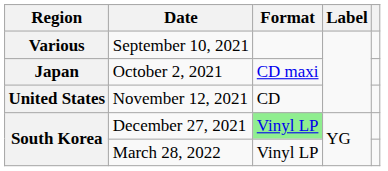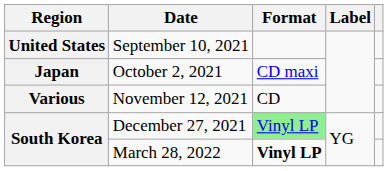(57, 44) Various -> (57, 44) United States
(57, 98) United States -> (57, 98) Various
(288, 152) normal -> (289, 152) bold
